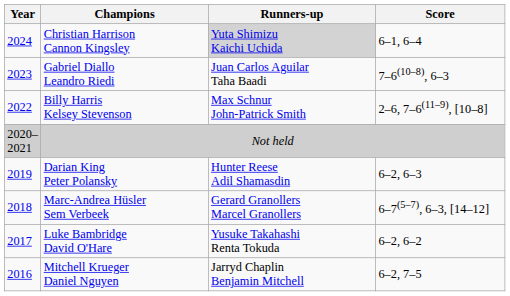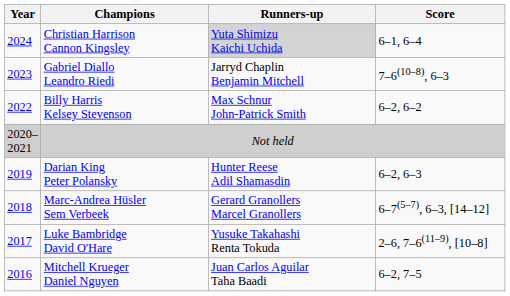(260, 74) Juan Carlos Aguilar Taha Baadi -> (257, 74) Jarryd Chaplin Benjamin Mitchell
(433, 107) 2–6, 7–6(11–9), [10–8] -> (400, 107) 6–2, 6–2
(400, 241) 6–2, 6–2 -> (433, 241) 2–6, 7–6(11–9), [10–8]
(257, 274) Jarryd Chaplin Benjamin Mitchell -> (260, 274) Juan Carlos Aguilar Taha Baadi
